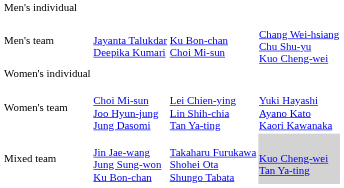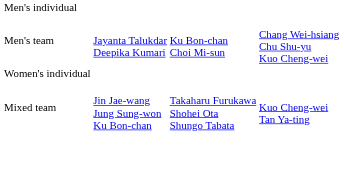- row: (36, 107)
(294, 165) lightgrey background -> (294, 113) no background
